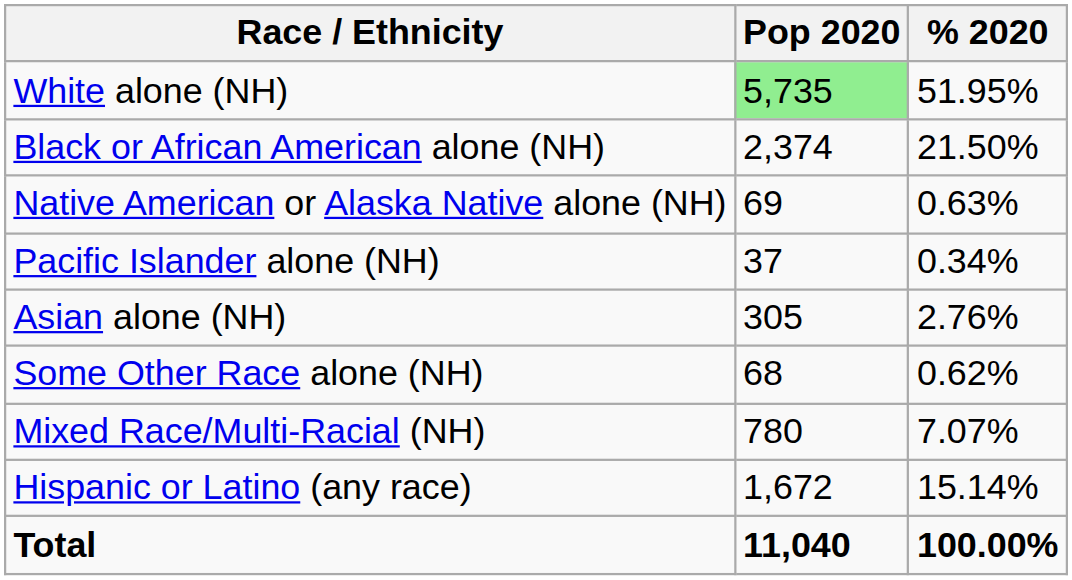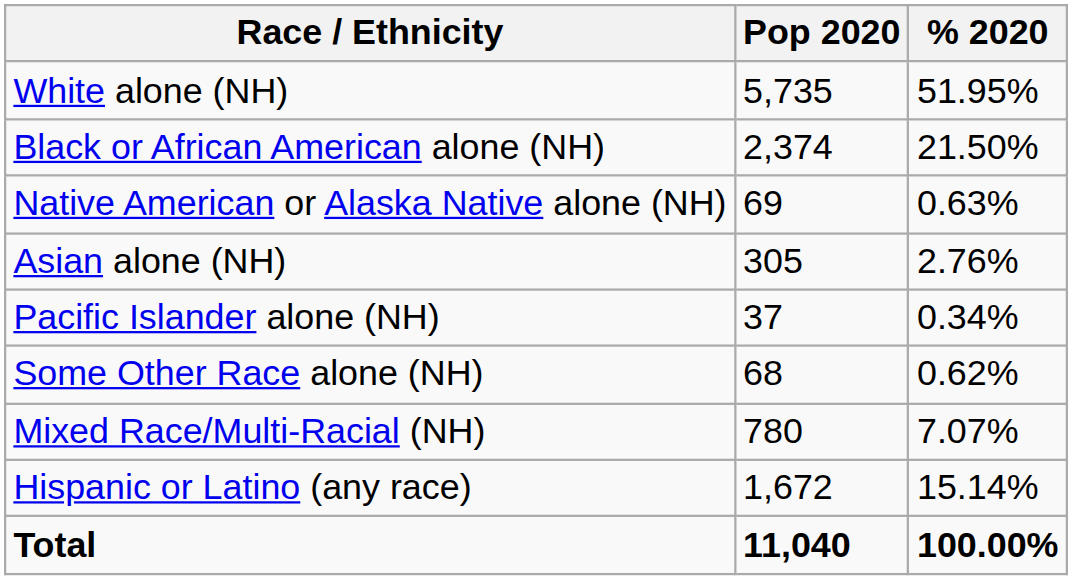(788, 89) lightgreen background -> (788, 89) no background
rows swapped: (150, 317) <-> (227, 260)
